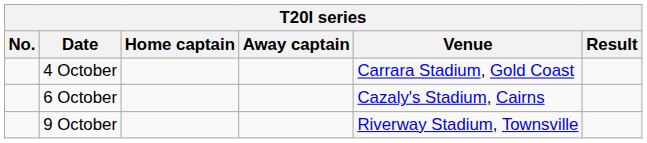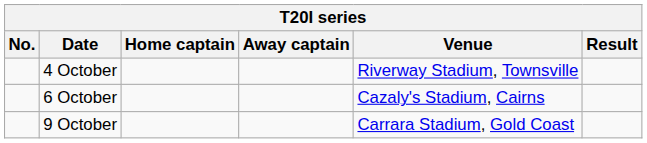(466, 71) Carrara Stadium, Gold Coast -> (468, 71) Riverway Stadium, Townsville
(468, 124) Riverway Stadium, Townsville -> (466, 124) Carrara Stadium, Gold Coast
